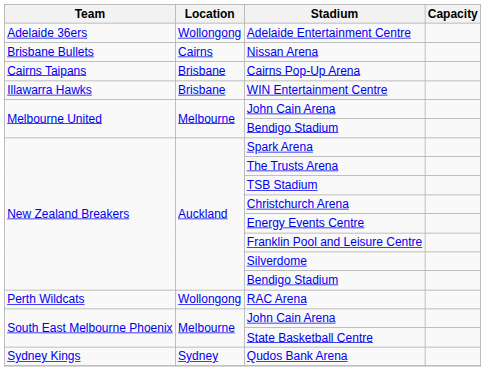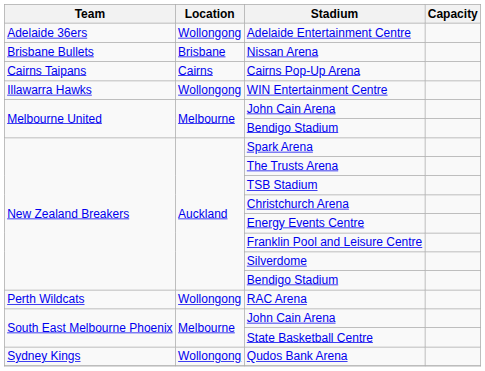(195, 52) Cairns -> (202, 52) Brisbane
(202, 71) Brisbane -> (195, 71) Cairns
(202, 90) Brisbane -> (210, 90) Wollongong
(198, 356) Sydney -> (210, 356) Wollongong
